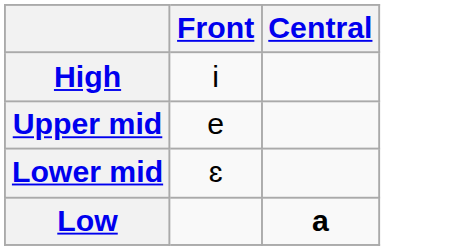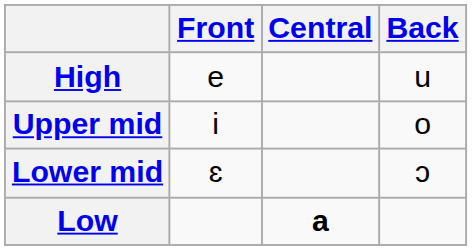+ column: (423, 28)
(216, 76) i -> (216, 76) e
(216, 124) e -> (216, 124) i
